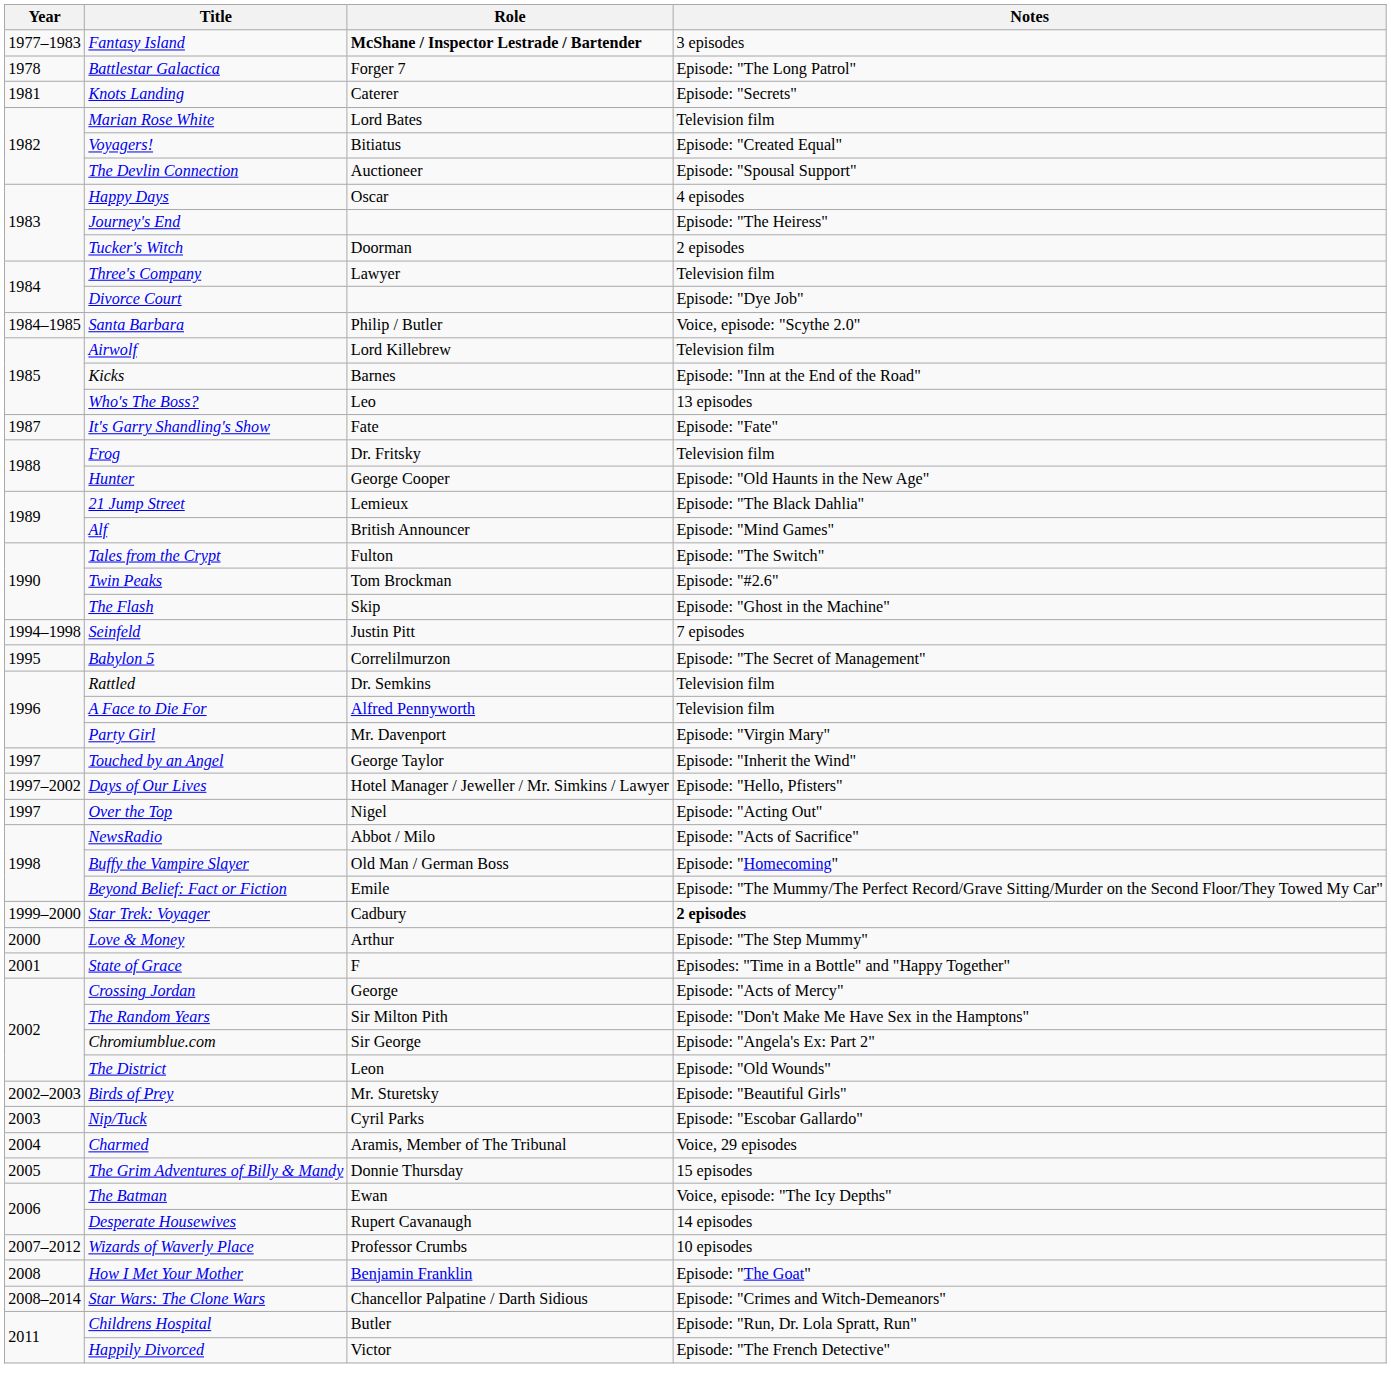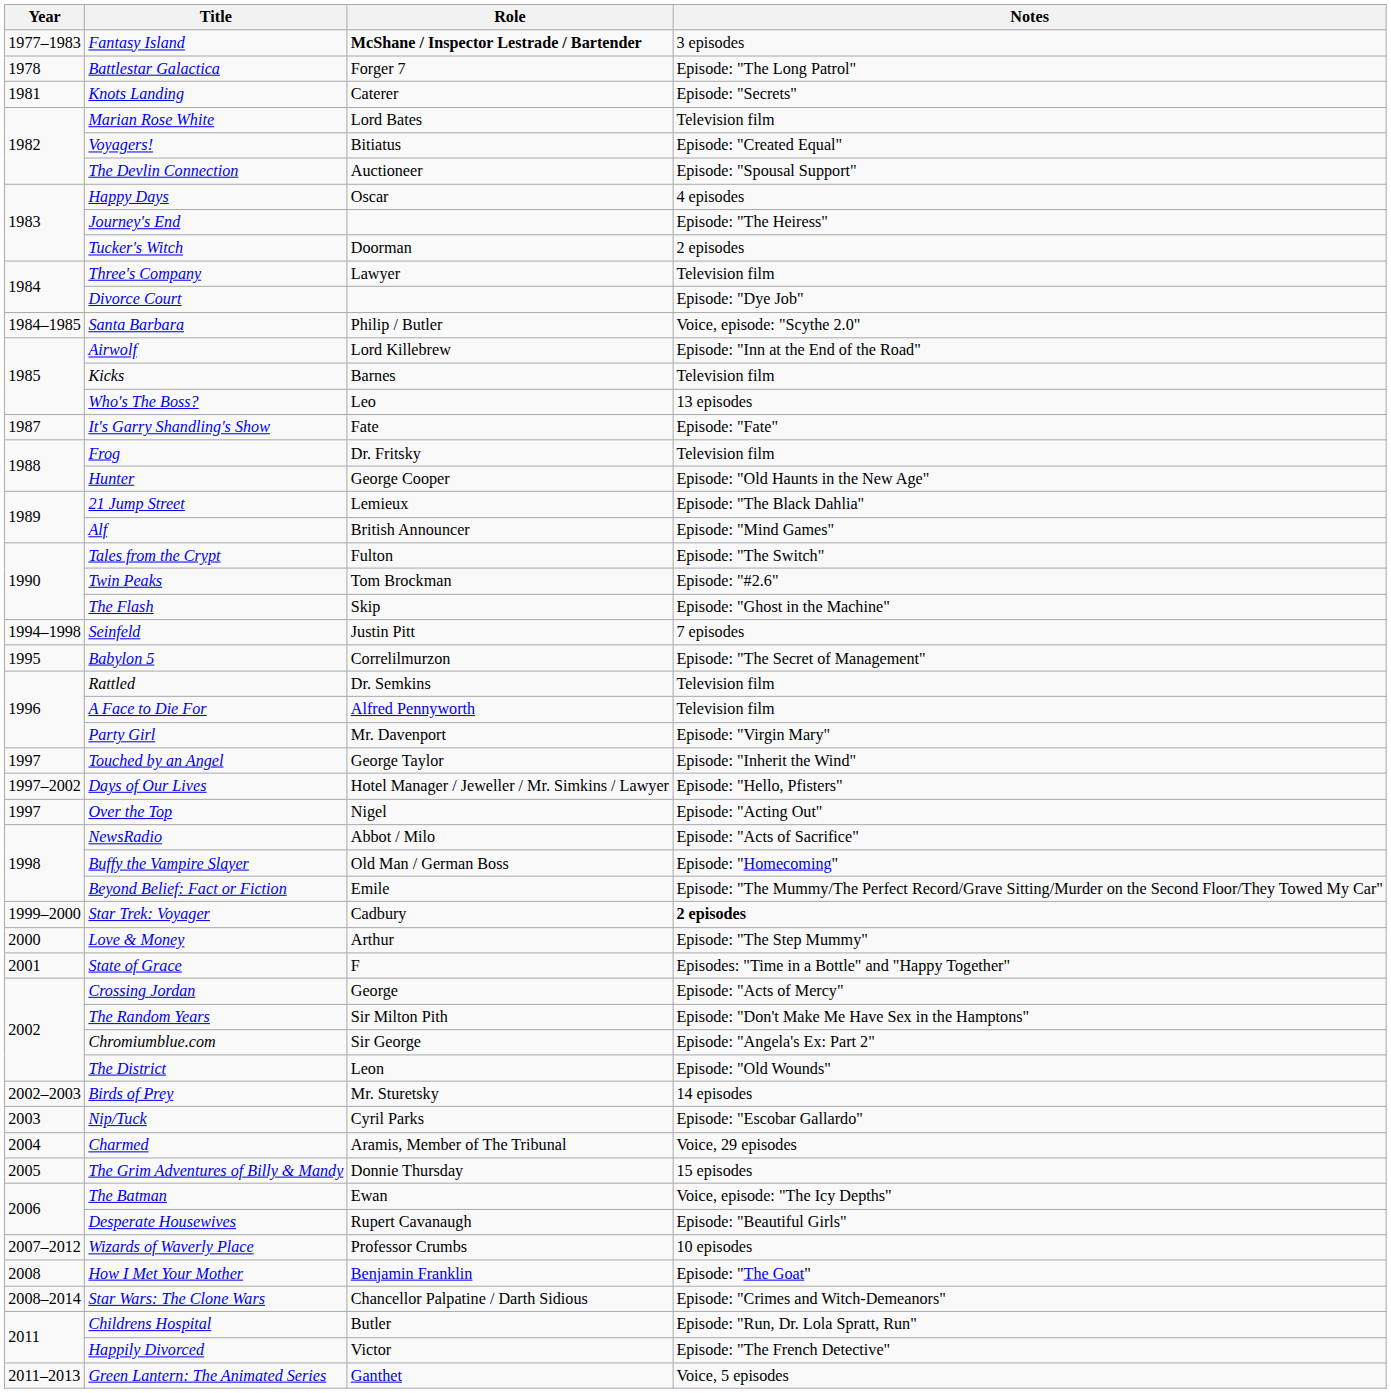(725, 350) Television film -> (799, 350) Episode: "Inn at the End of the Road"
(799, 376) Episode: "Inn at the End of the Road" -> (725, 376) Television film
(762, 1093) Episode: "Beautiful Girls" -> (714, 1093) 14 episodes
(714, 1221) 14 episodes -> (762, 1221) Episode: "Beautiful Girls"
+ row: (207, 1375)
